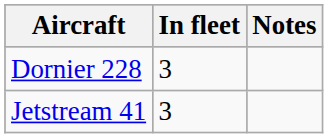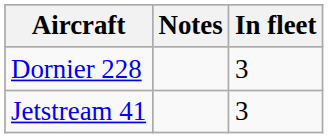columns swapped: (199, 25) <-> (284, 25)
